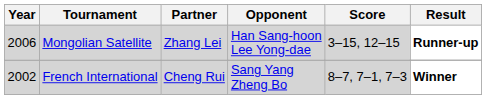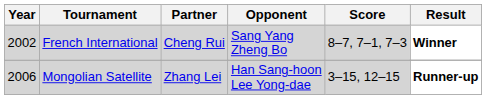rows swapped: (97, 43) <-> (100, 78)
